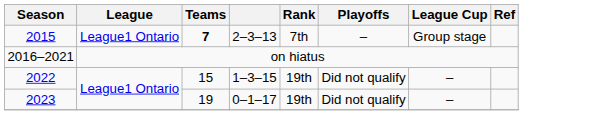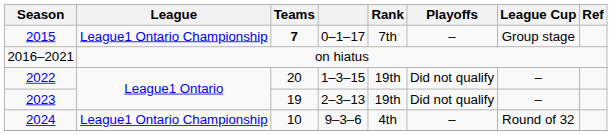(130, 36) League1 Ontario -> (174, 36) League1 Ontario Championship
(255, 36) 2–3–13 -> (343, 36) 0–1–17
(206, 78) 15 -> (294, 78) 20
(255, 99) 0–1–17 -> (343, 99) 2–3–13
+ row: (41, 120)
